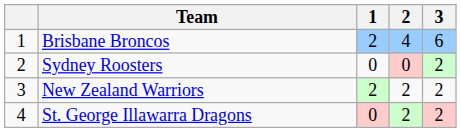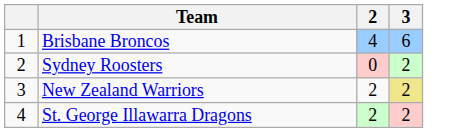- column: (373, 17)
(439, 90) no background -> (406, 90) khaki background
